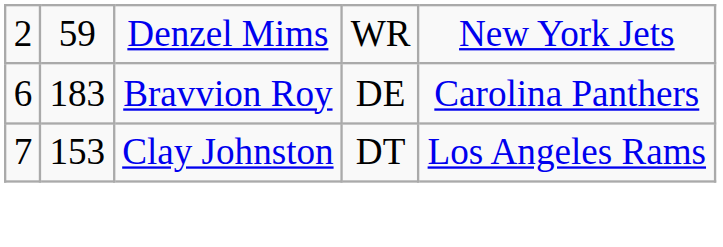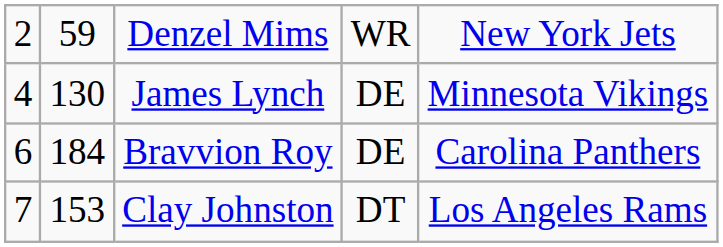+ row: (228, 92)
(77, 92) 183 -> (77, 151) 184
